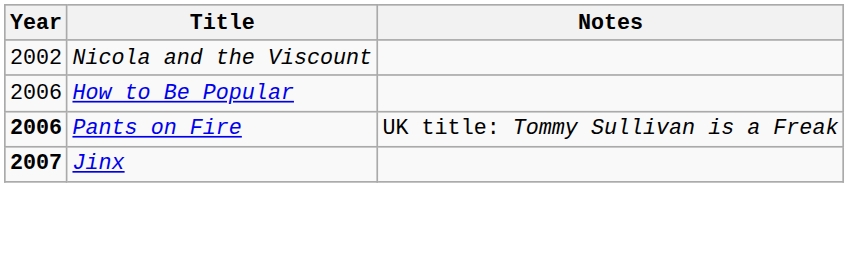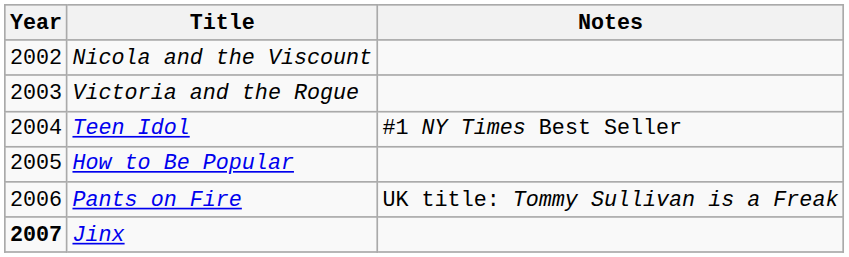+ row: (216, 93)
+ row: (131, 129)
(36, 93) 2006 -> (36, 164) 2005
(36, 129) bold -> (36, 199) normal
